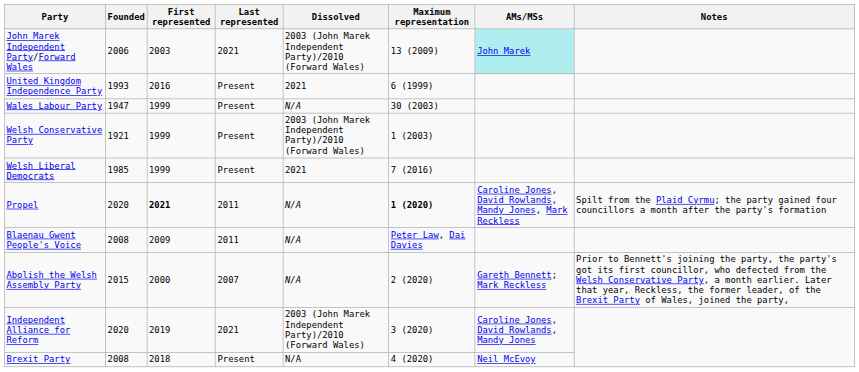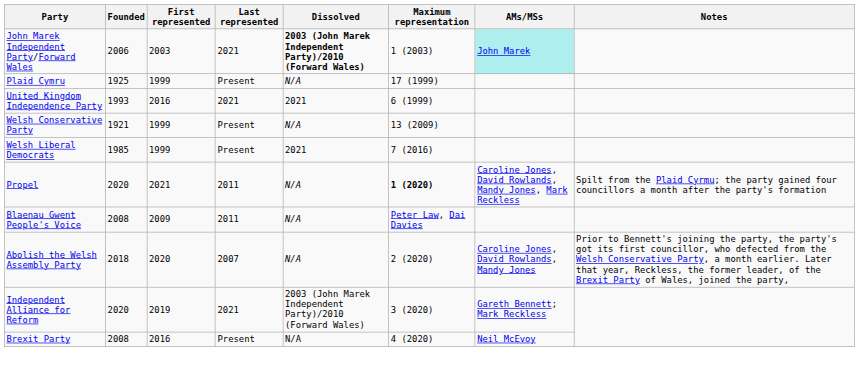(328, 51) normal -> (328, 51) bold
(415, 51) 13 (2009) -> (412, 51) 1 (2003)
+ row: (36, 81)
(236, 86) Present -> (228, 101) 2021
- row: (54, 106)
(328, 135) 2003 (John Marek Independent Party)/2010 (Forward Wales) -> (293, 125) N/A
(412, 135) 1 (2003) -> (415, 125) 13 (2009)
(160, 205) bold -> (160, 185) normal
(118, 280) 2015 -> (118, 259) 2018
(160, 280) 2000 -> (160, 259) 2020
(517, 280) Gareth Bennett; Mark Reckless -> (517, 259) Caroline Jones, David Rowlands, Mandy Jones
(517, 330) Caroline Jones, David Rowlands, Mandy Jones -> (517, 310) Gareth Bennett; Mark Reckless
(160, 360) 2018 -> (160, 339) 2016
